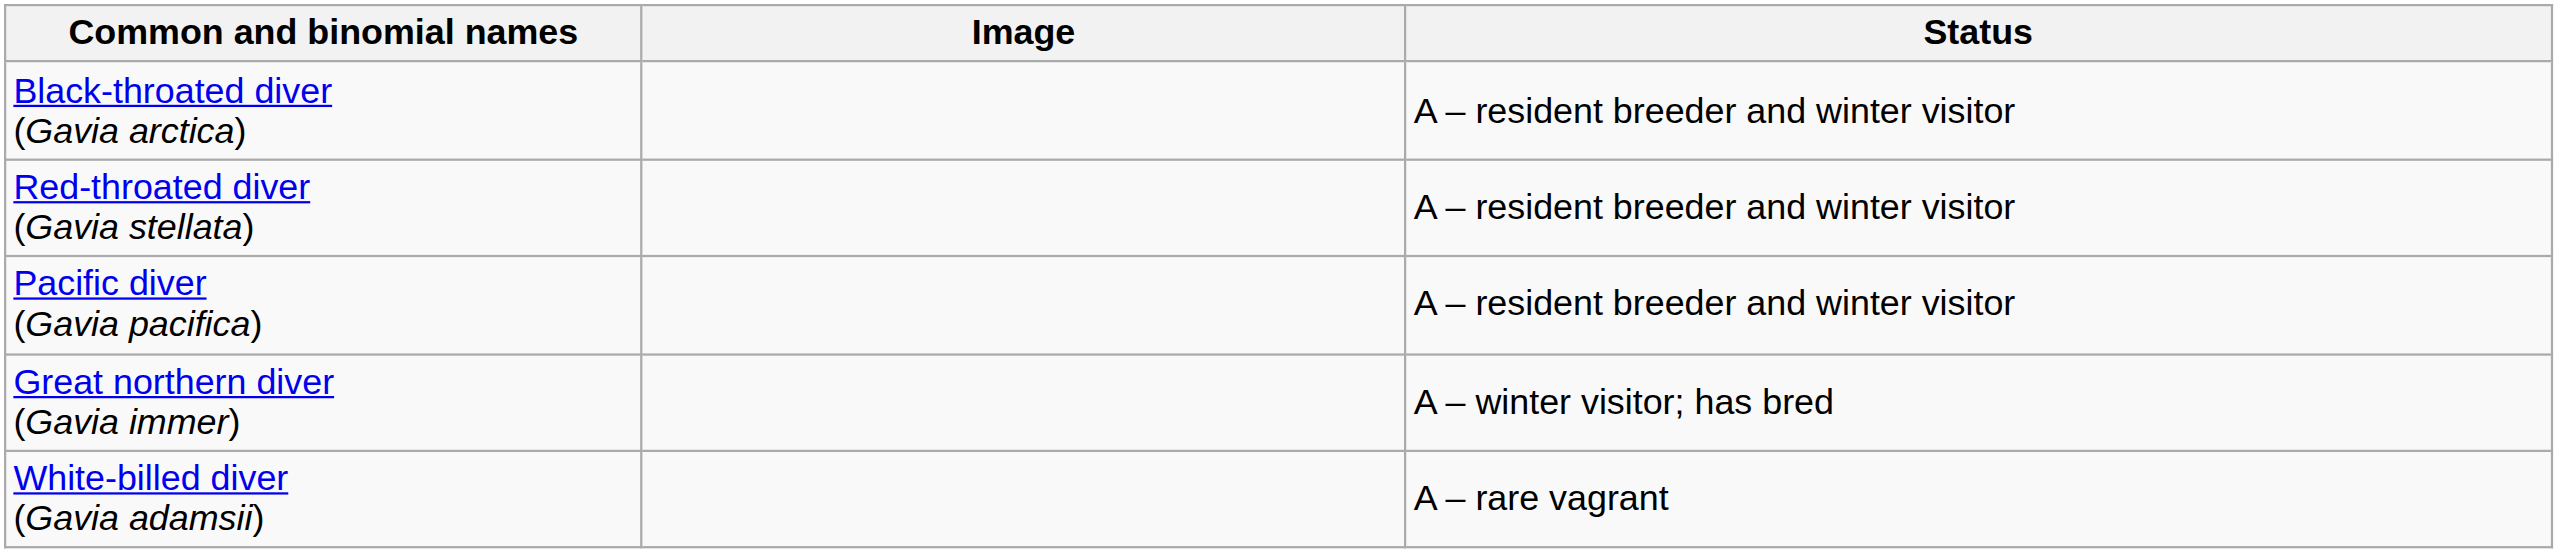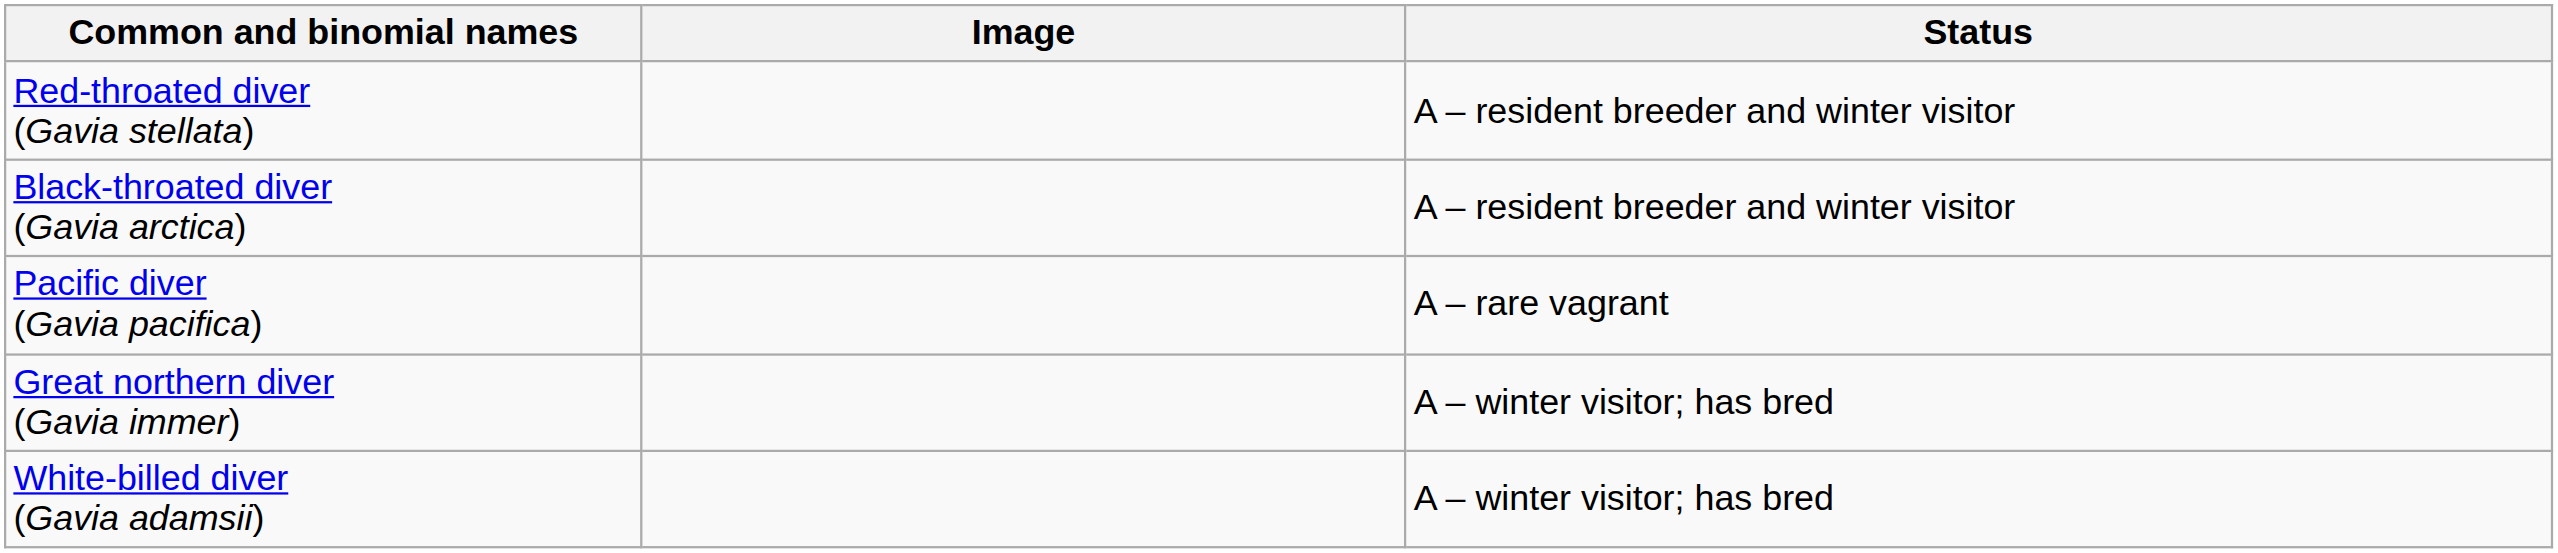rows swapped: (162, 207) <-> (173, 109)
(1714, 304) A – resident breeder and winter visitor -> (1541, 304) A – rare vagrant
(1541, 498) A – rare vagrant -> (1624, 498) A – winter visitor; has bred
